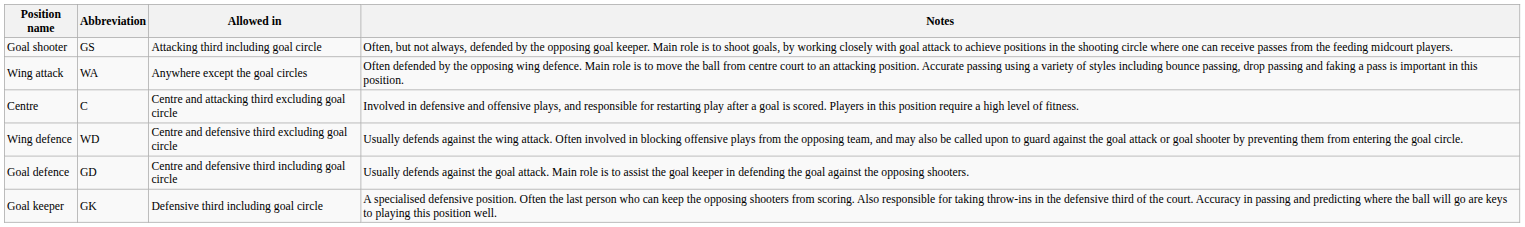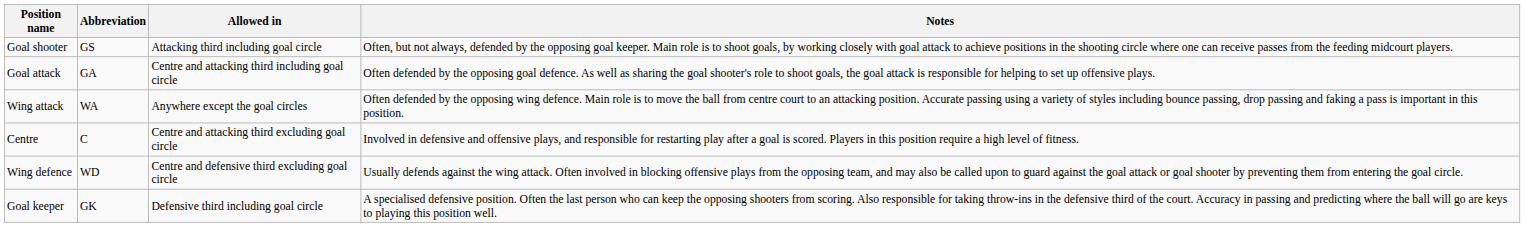+ row: (34, 73)
- row: (38, 173)
